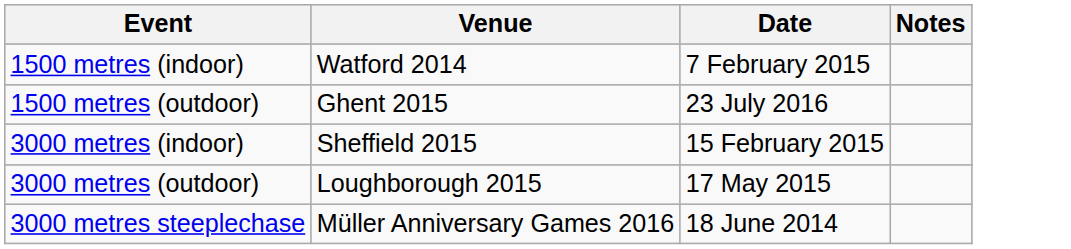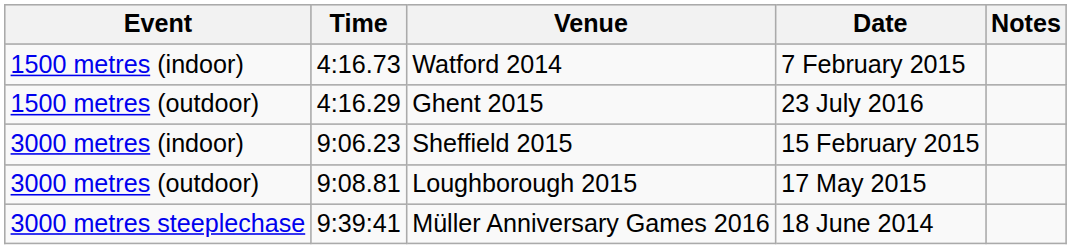+ column: (359, 24)
